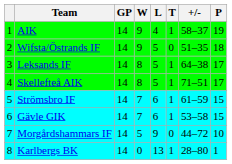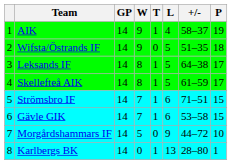columns swapped: (172, 13) <-> (158, 13)
(194, 82) 71–51 -> (194, 82) 61–59
(194, 99) 61–59 -> (194, 99) 71–51
